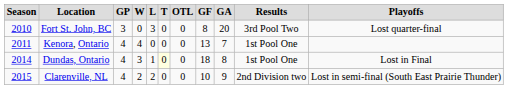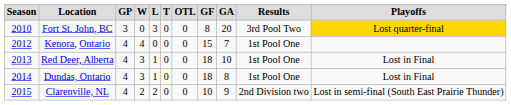(406, 28) no background -> (408, 28) gold background
(21, 44) 2011 -> (21, 44) 2012
(205, 44) 13 -> (207, 44) 15
+ row: (77, 60)
